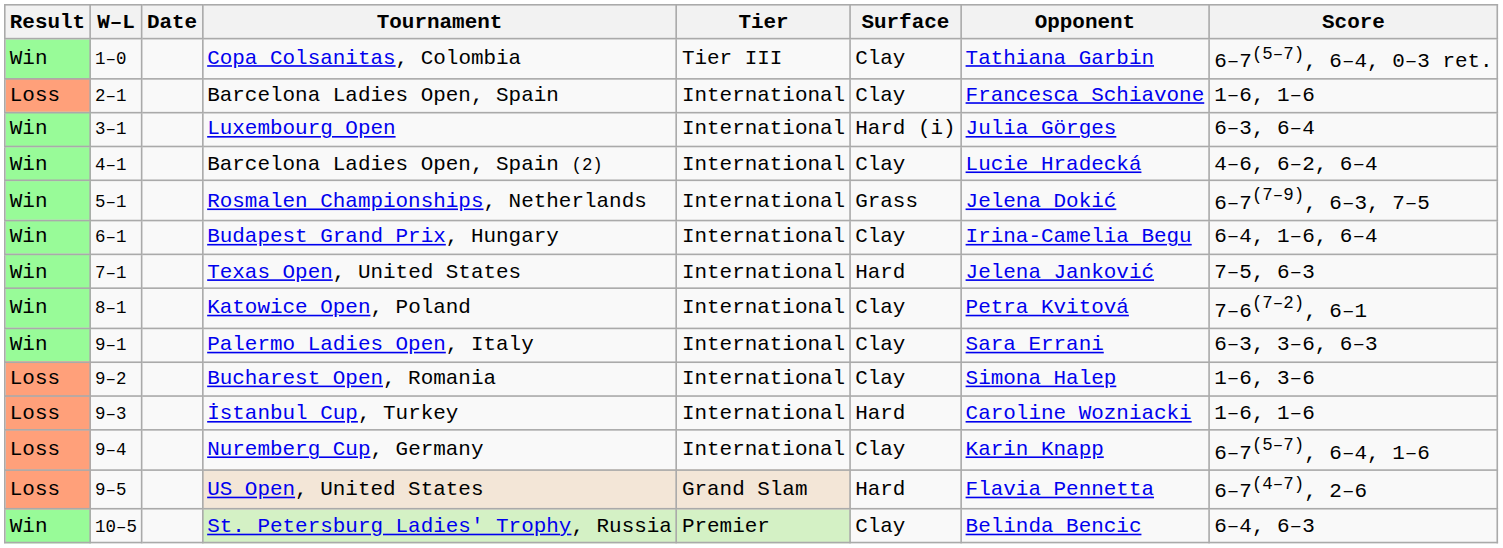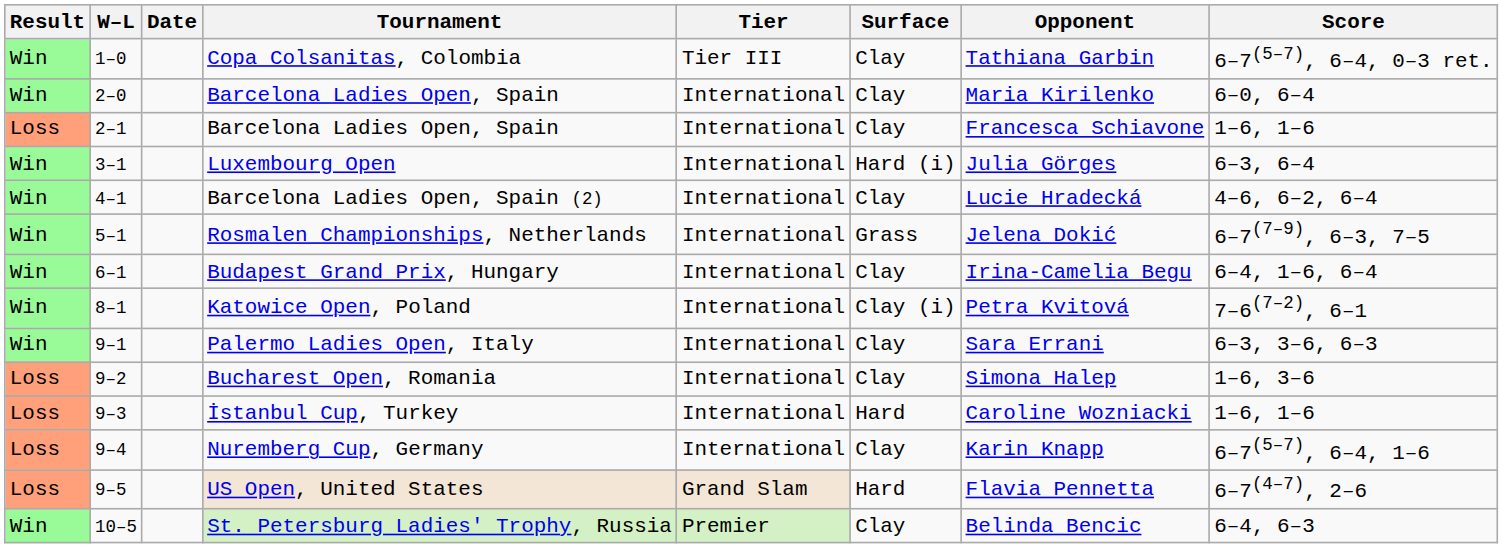+ row: (111, 96)
- row: (111, 272)
(880, 308) Clay -> (905, 308) Clay (i)
